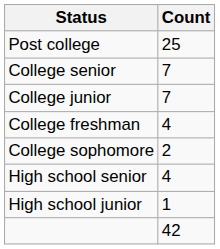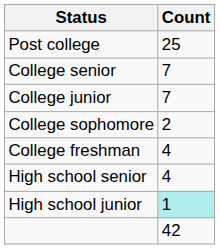rows swapped: (81, 151) <-> (74, 124)
(167, 204) no background -> (167, 204) paleturquoise background
